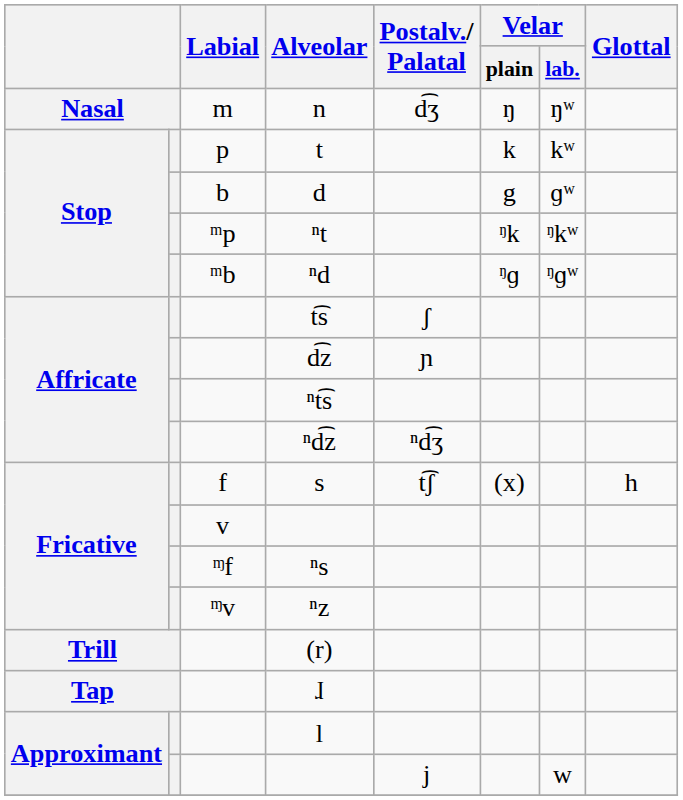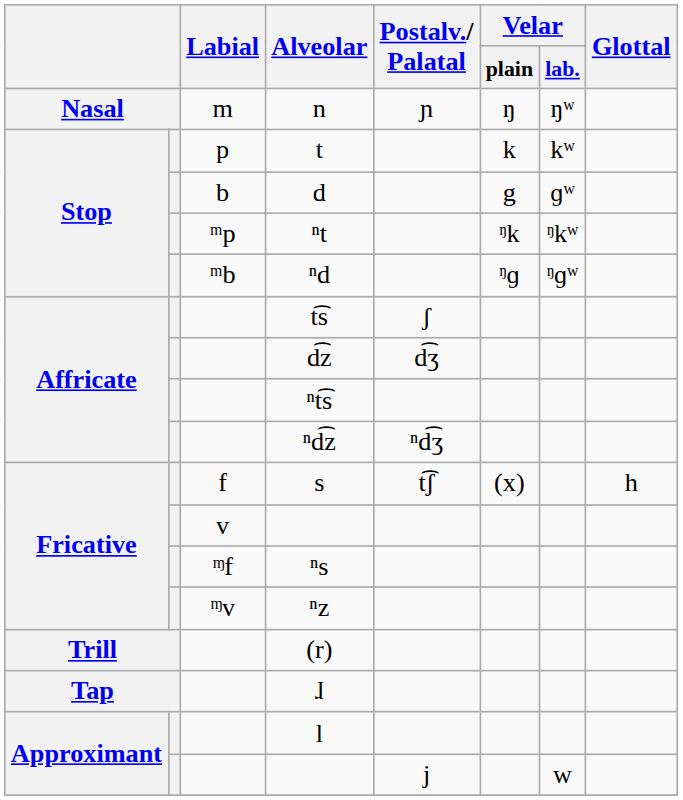(427, 108) d͡ʒ -> (427, 108) ɲ
(427, 358) ɲ -> (427, 358) d͡ʒ
